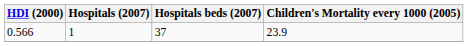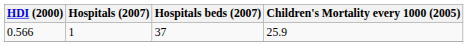(277, 32) 23.9 -> (277, 32) 25.9
